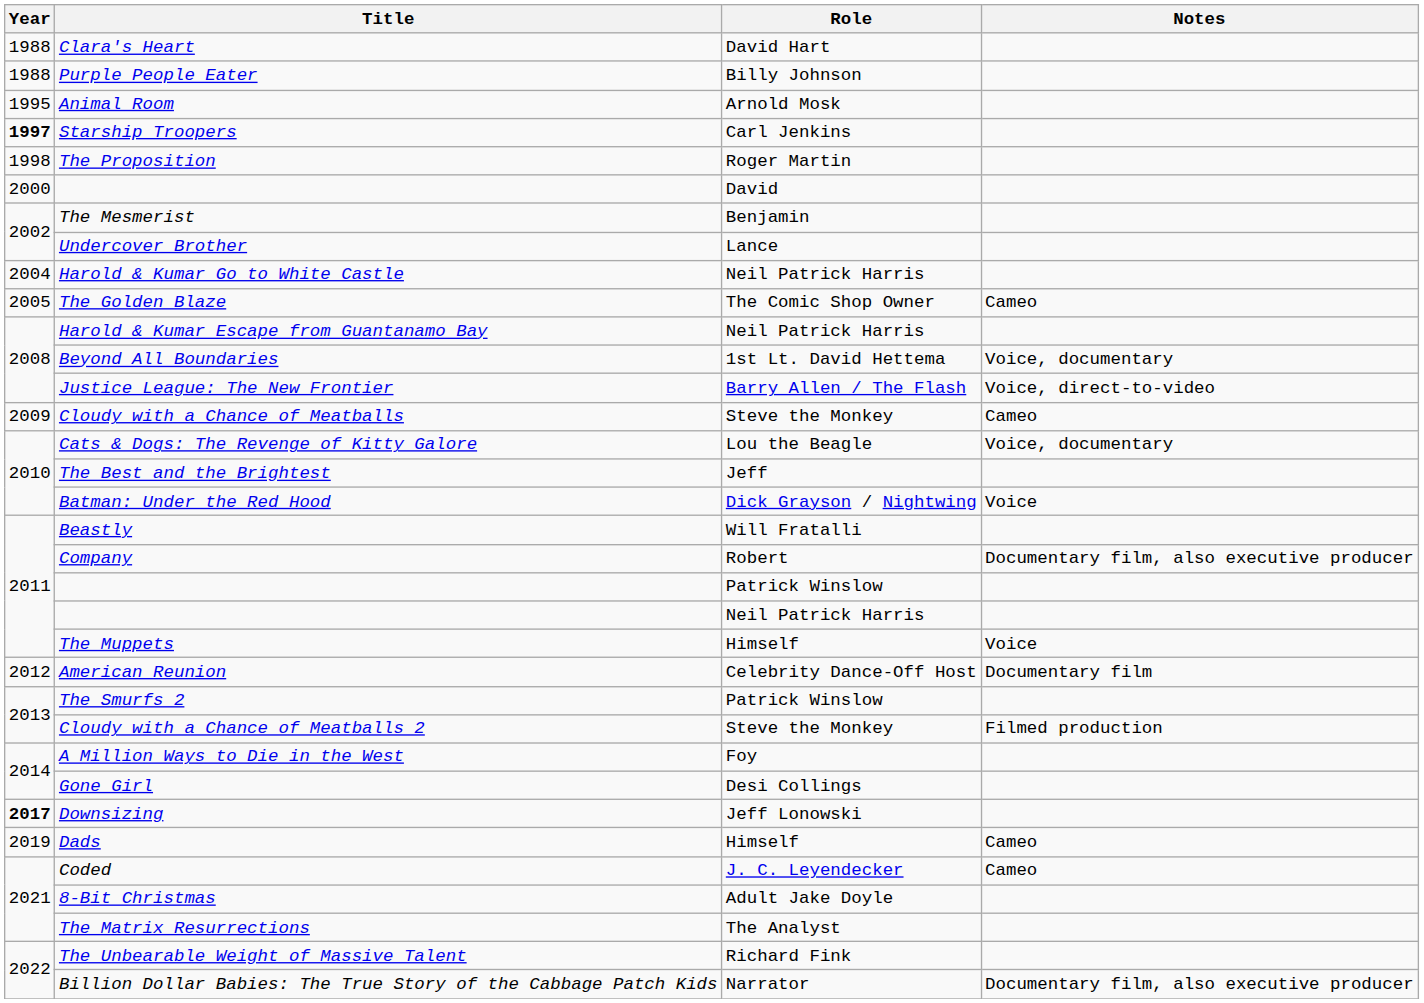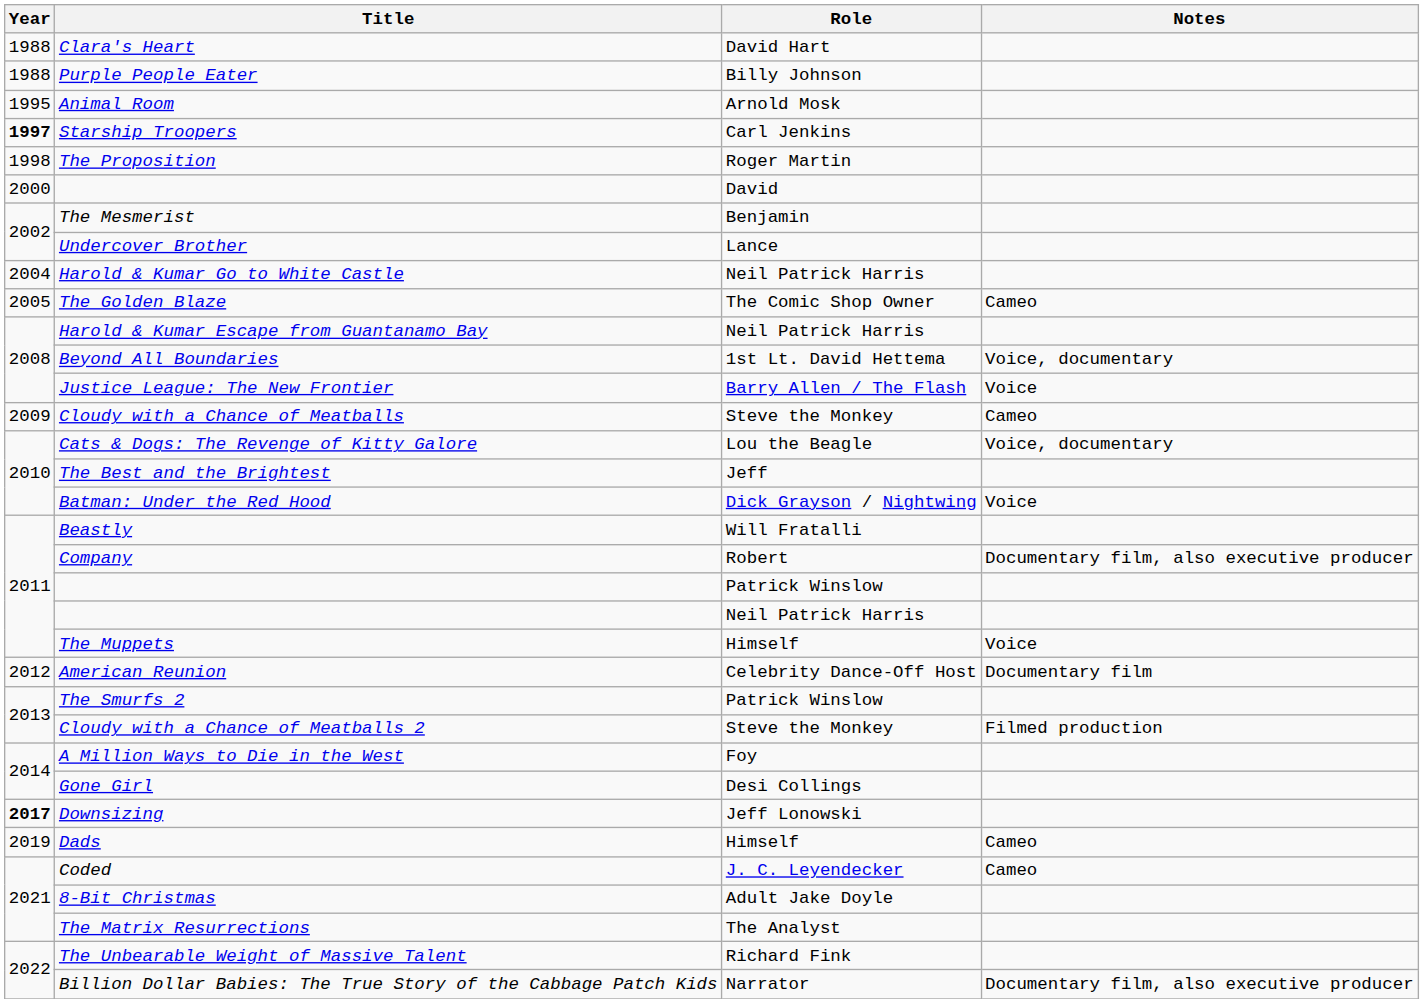(1100, 388) Voice, direct-to-video -> (1011, 388) Voice
